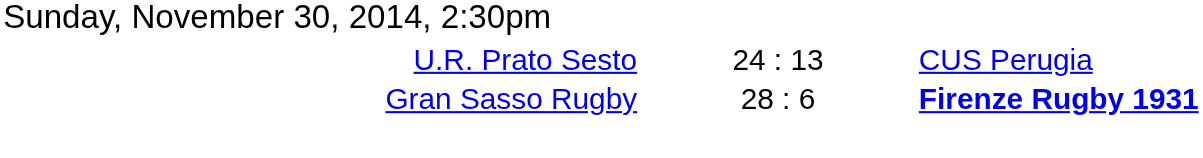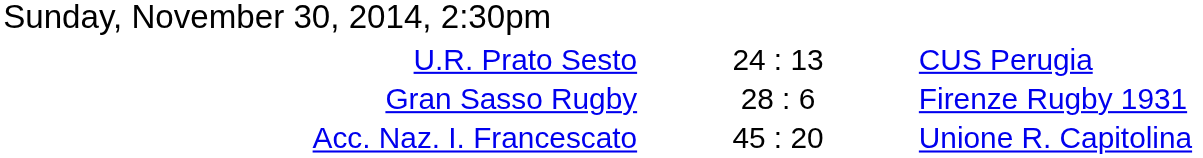(1059, 99) bold -> (1053, 99) normal
+ row: (475, 138)
